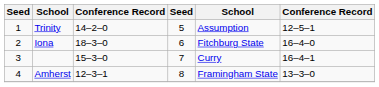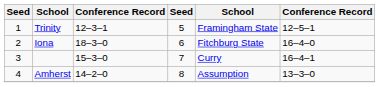(92, 27) 14–2–0 -> (92, 27) 12–3–1
(223, 27) Assumption -> (238, 27) Framingham State
(92, 74) 12–3–1 -> (92, 74) 14–2–0
(238, 74) Framingham State -> (223, 74) Assumption
